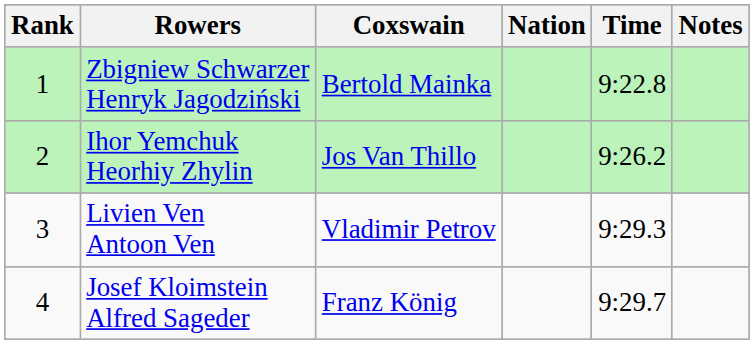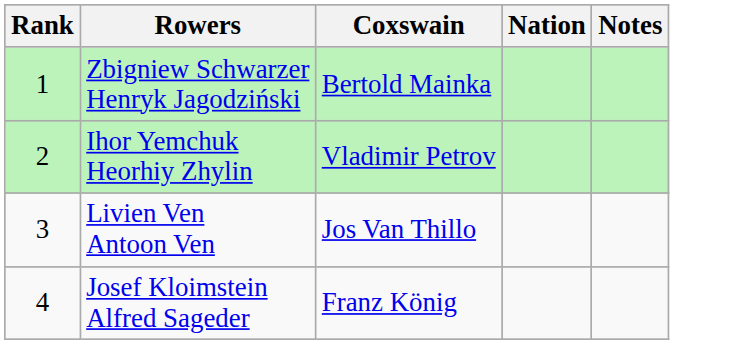- column: (632, 25)
(399, 156) Jos Van Thillo -> (409, 156) Vladimir Petrov
(409, 229) Vladimir Petrov -> (399, 229) Jos Van Thillo
